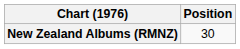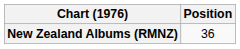(208, 33) 30 -> (208, 33) 36
